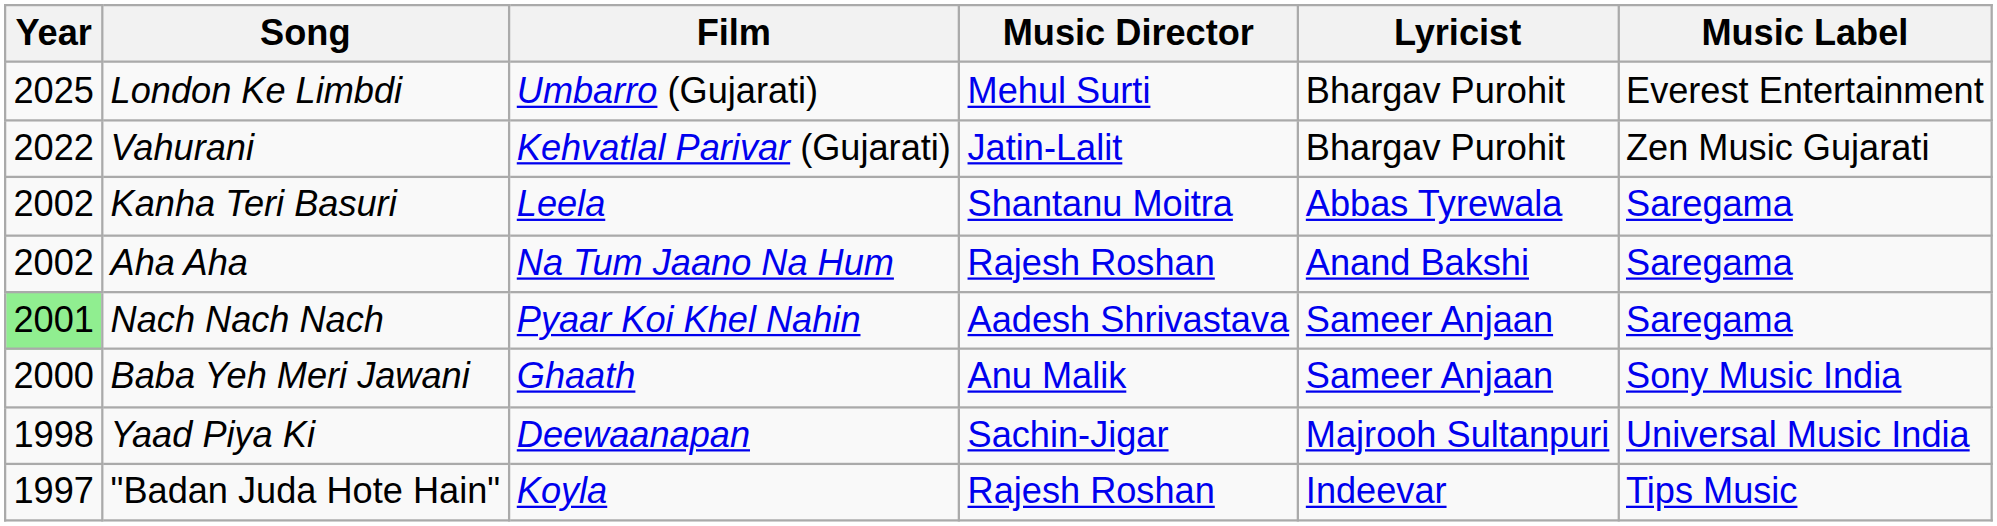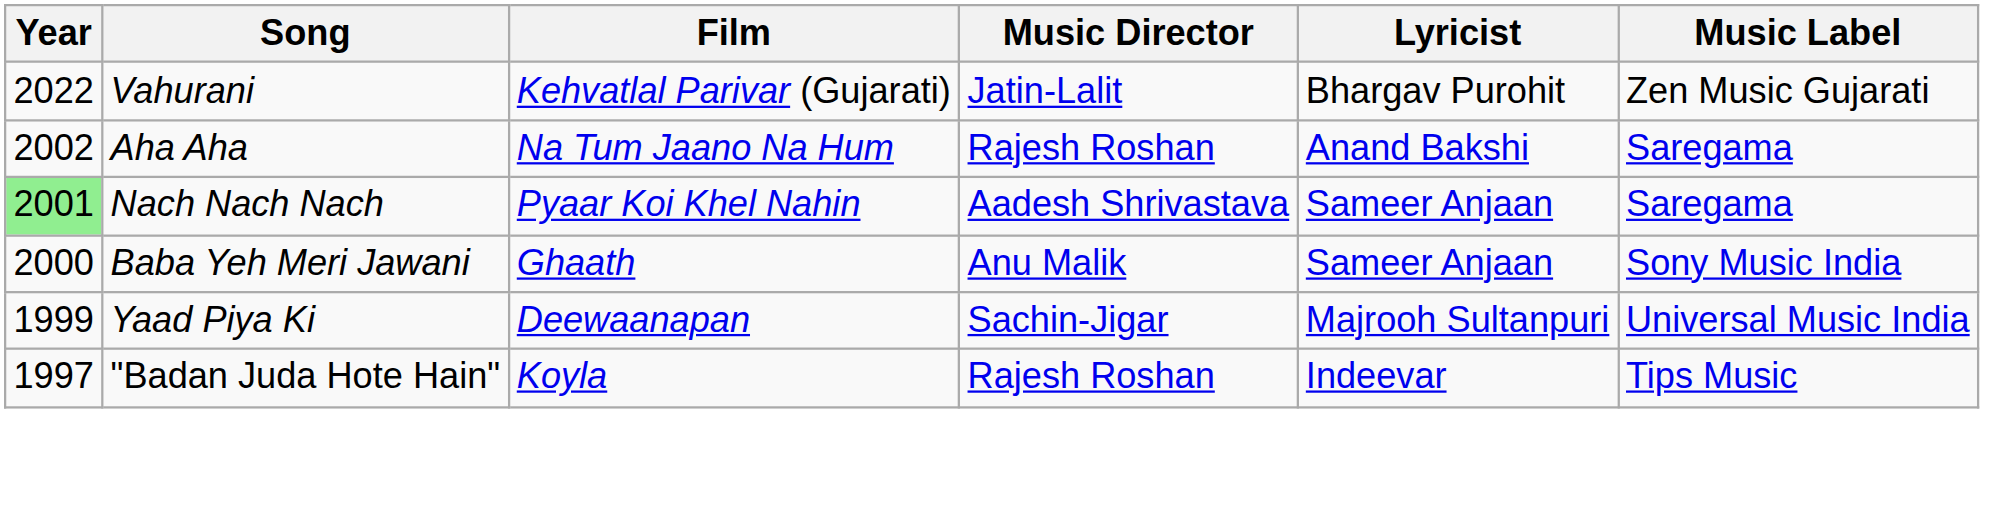- row: (256, 90)
- row: (254, 205)
(54, 434) 1998 -> (54, 319) 1999
